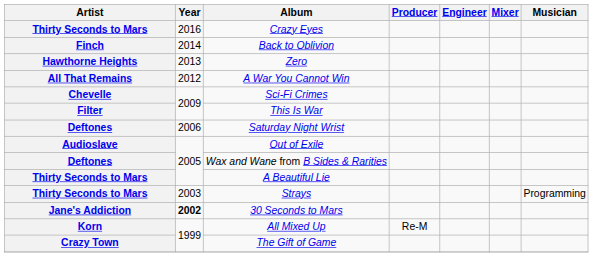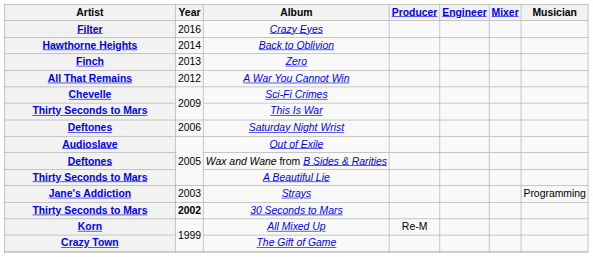(90, 29) Thirty Seconds to Mars -> (90, 29) Filter
(90, 45) Finch -> (90, 45) Hawthorne Heights
(90, 62) Hawthorne Heights -> (90, 62) Finch
(90, 111) Filter -> (90, 111) Thirty Seconds to Mars
(90, 194) Thirty Seconds to Mars -> (90, 194) Jane's Addiction
(90, 210) Jane's Addiction -> (90, 210) Thirty Seconds to Mars
